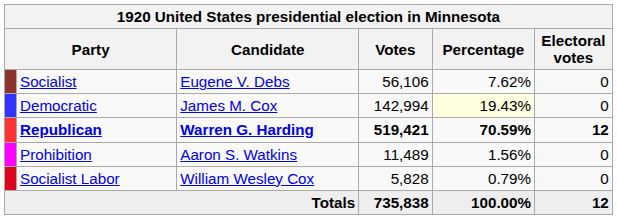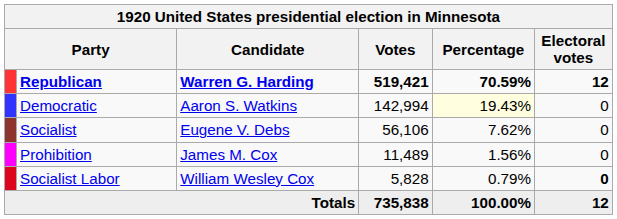rows swapped: (61, 130) <-> (48, 82)
(229, 106) James M. Cox -> (239, 106) Aaron S. Watkins
(239, 154) Aaron S. Watkins -> (229, 154) James M. Cox
(605, 178) normal -> (605, 178) bold
